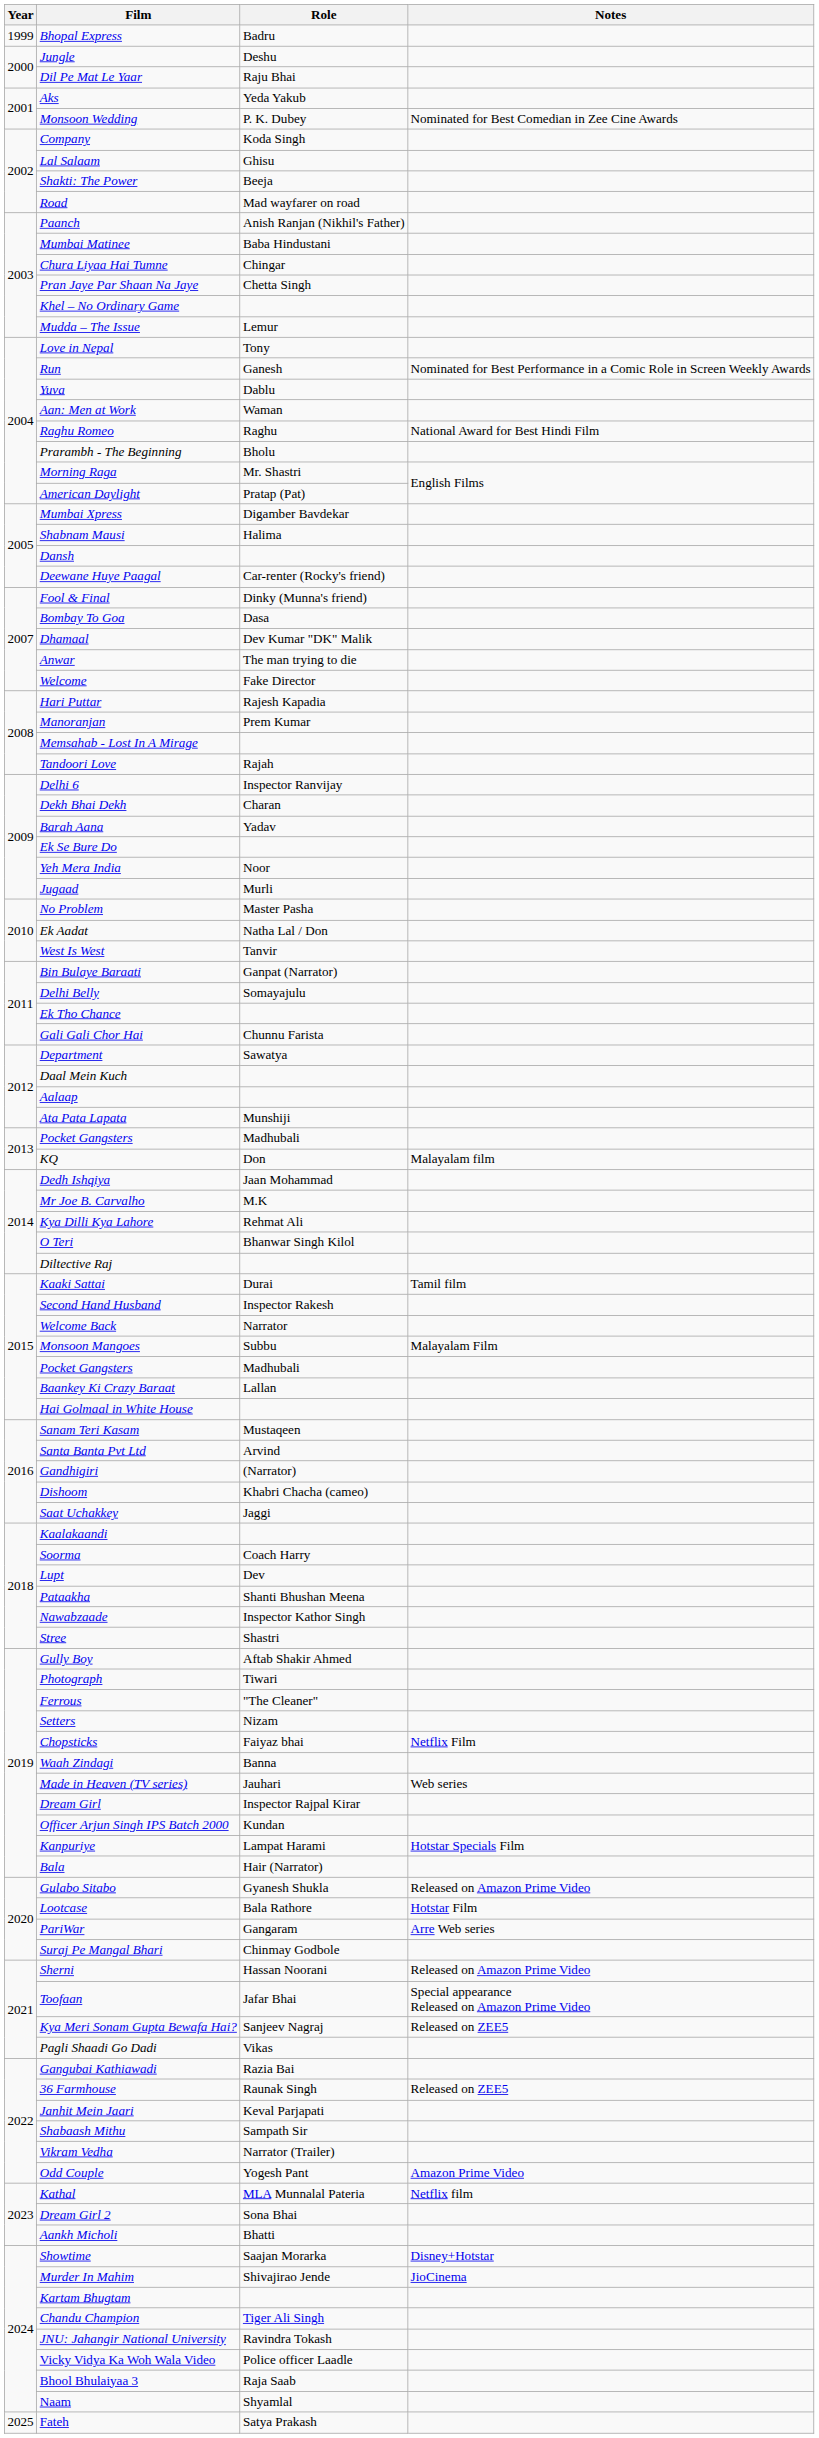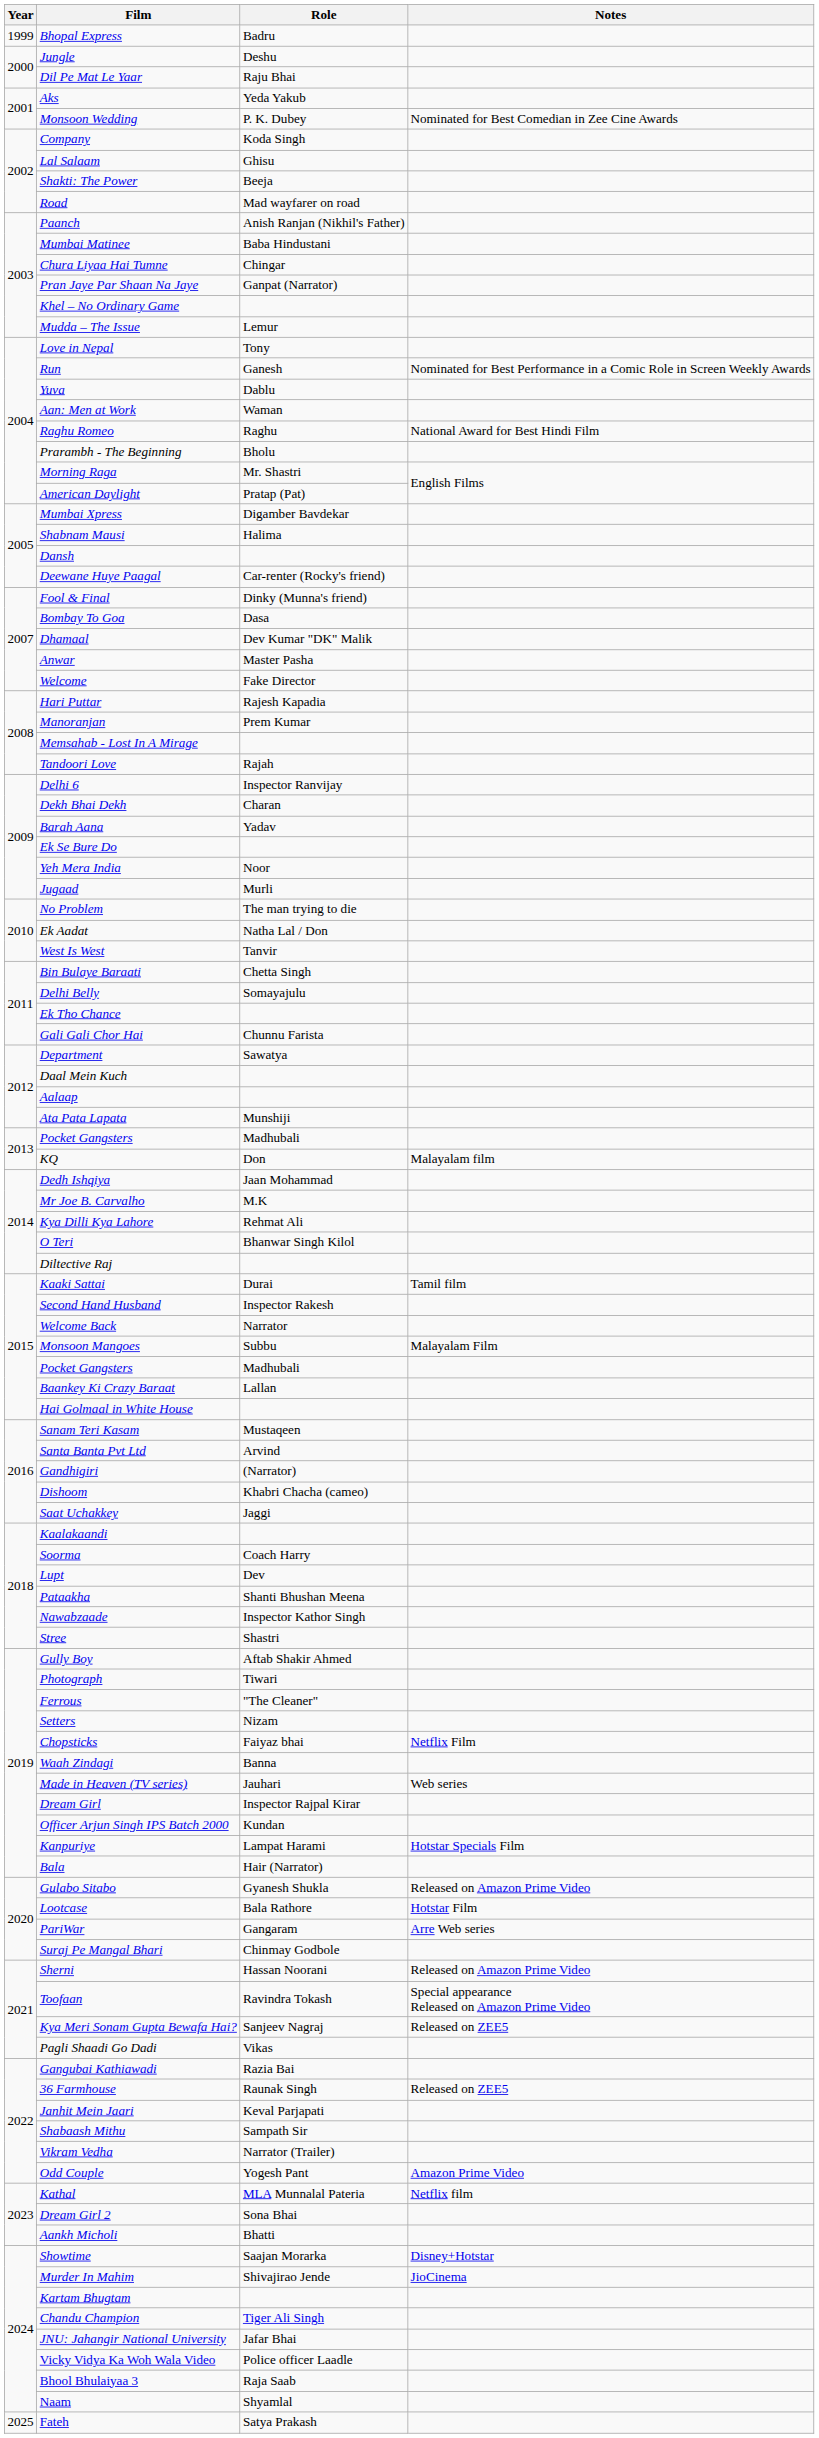(277, 285) Chetta Singh -> (290, 285) Ganpat (Narrator)
(300, 659) The man trying to die -> (278, 659) Master Pasha
(278, 909) Master Pasha -> (300, 909) The man trying to die
(290, 972) Ganpat (Narrator) -> (277, 972) Chetta Singh
(270, 1998) Jafar Bhai -> (287, 1998) Ravindra Tokash
(287, 2339) Ravindra Tokash -> (270, 2339) Jafar Bhai
